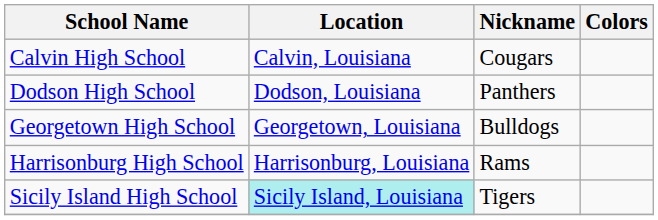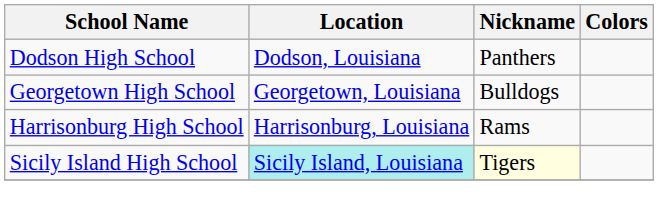- row: (97, 57)
(507, 197) no background -> (507, 162) lightyellow background
